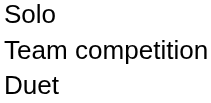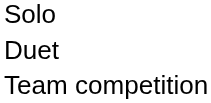rows swapped: (31, 85) <-> (106, 50)
